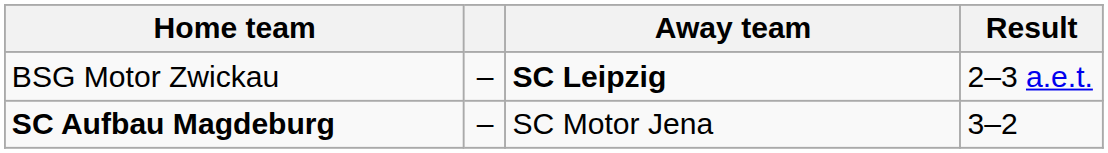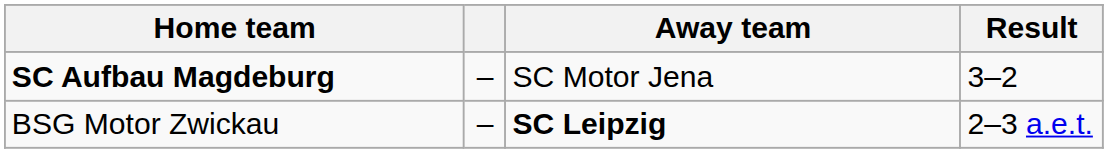rows swapped: (173, 123) <-> (146, 76)
